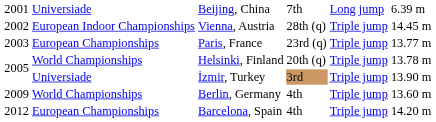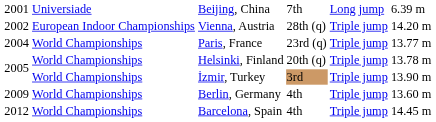(411, 26) 14.45 m -> (411, 26) 14.20 m
(17, 43) 2003 -> (17, 43) 2004
(96, 43) European Championships -> (87, 43) World Championships
(62, 77) Universiade -> (87, 77) World Championships
(96, 110) European Championships -> (87, 110) World Championships
(411, 110) 14.20 m -> (411, 110) 14.45 m
